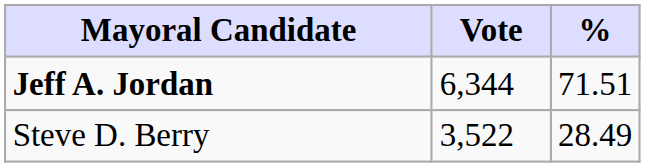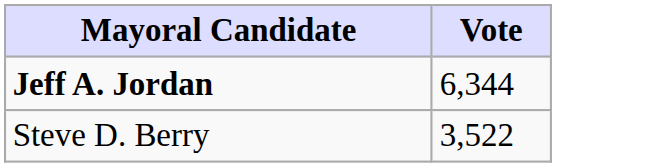- column: (595, 30)
